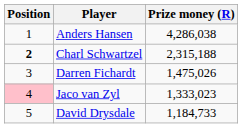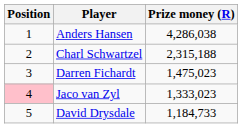(29, 53) bold -> (29, 53) normal
(191, 73) 1,475,026 -> (191, 73) 1,475,023
